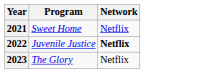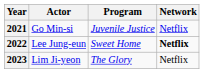+ column: (59, 12)
(56, 28) Sweet Home -> (123, 28) Juvenile Justice
(63, 44) Juvenile Justice -> (116, 44) Sweet Home
